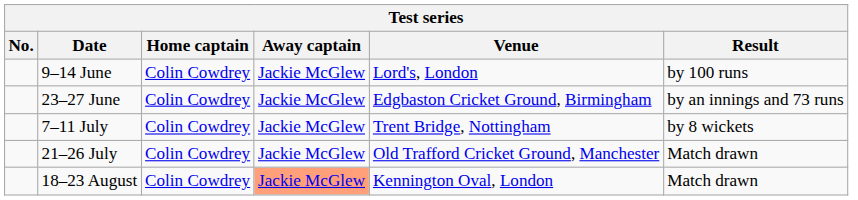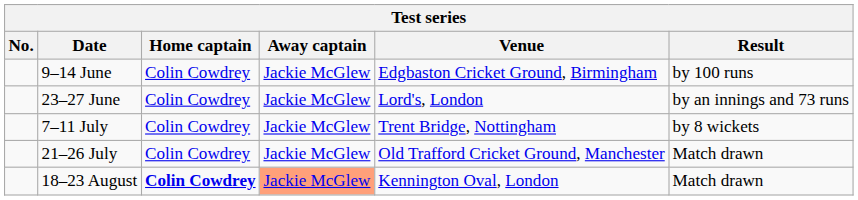(425, 72) Lord's, London -> (518, 72) Edgbaston Cricket Ground, Birmingham
(512, 99) Edgbaston Cricket Ground, Birmingham -> (431, 99) Lord's, London
(198, 180) normal -> (200, 180) bold
